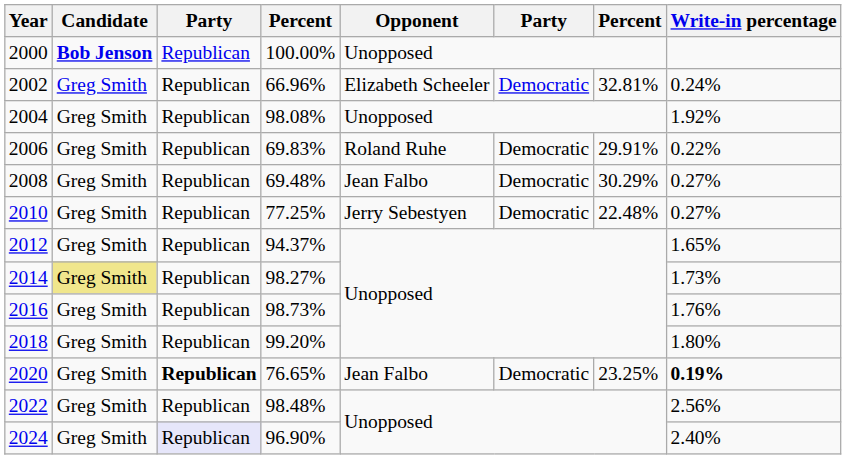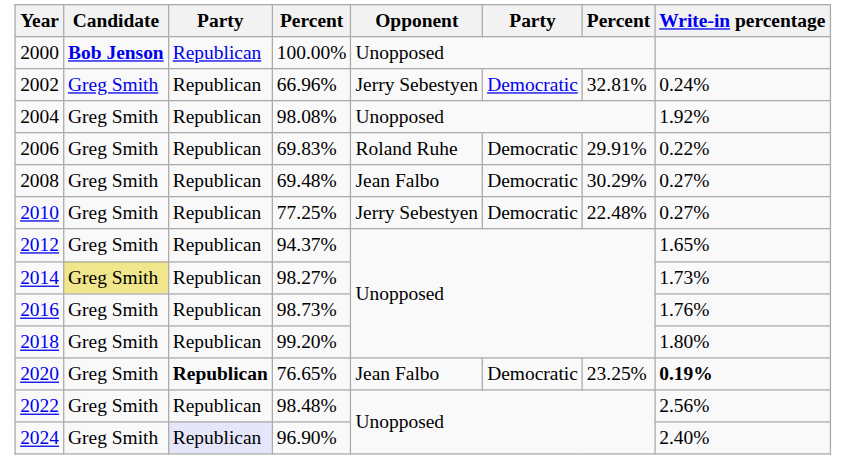(417, 84) Elizabeth Scheeler -> (417, 84) Jerry Sebestyen
